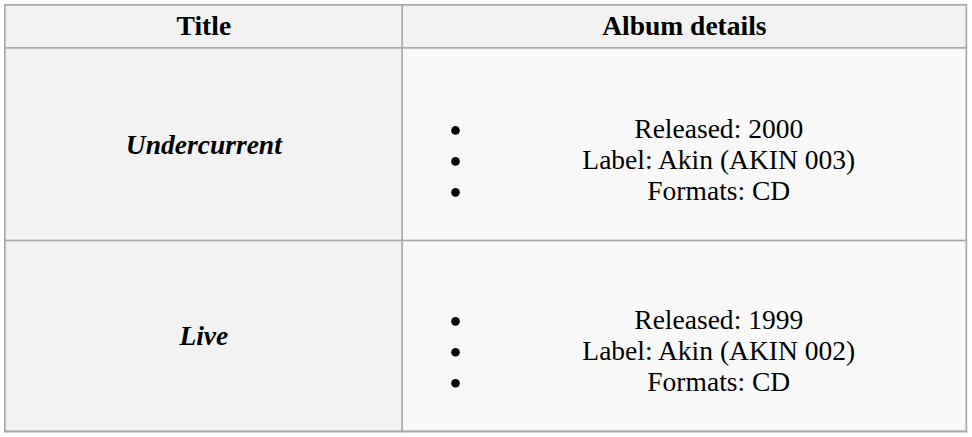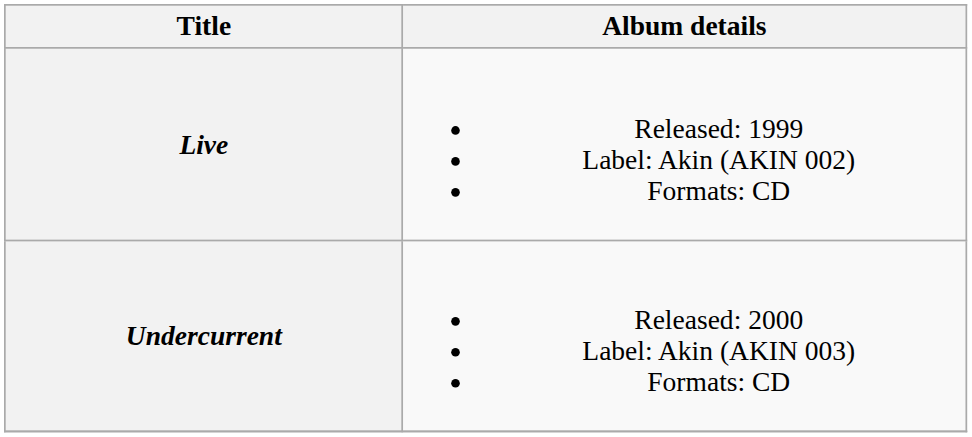rows swapped: (204, 335) <-> (204, 143)
